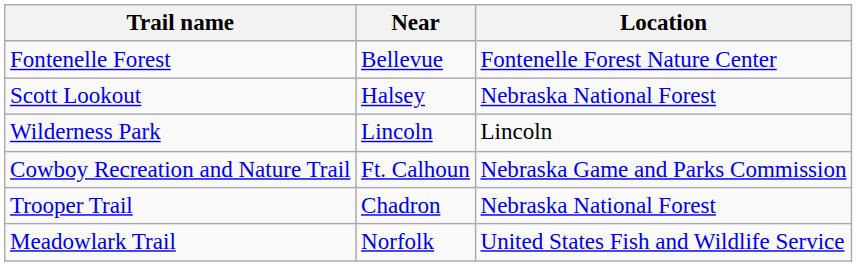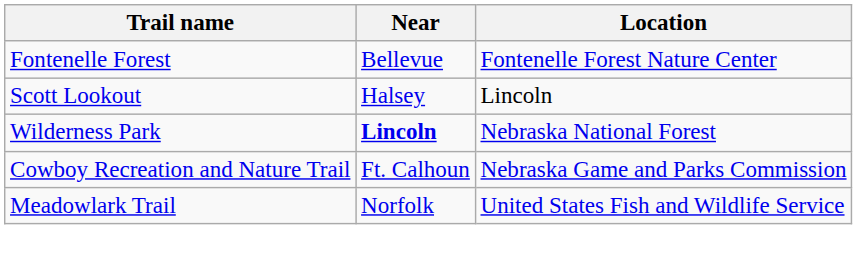(598, 95) Nebraska National Forest -> (516, 95) Lincoln
(397, 132) normal -> (399, 132) bold
(516, 132) Lincoln -> (598, 132) Nebraska National Forest
- row: (71, 205)
